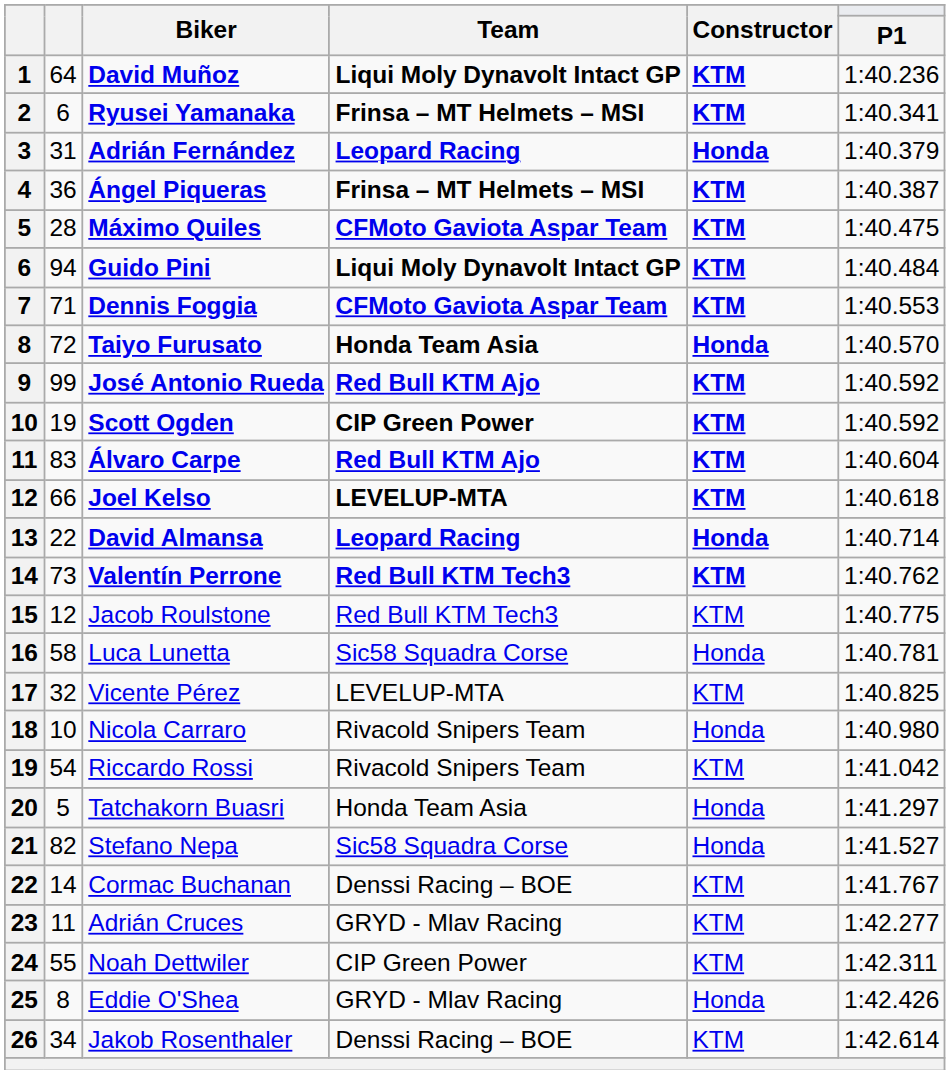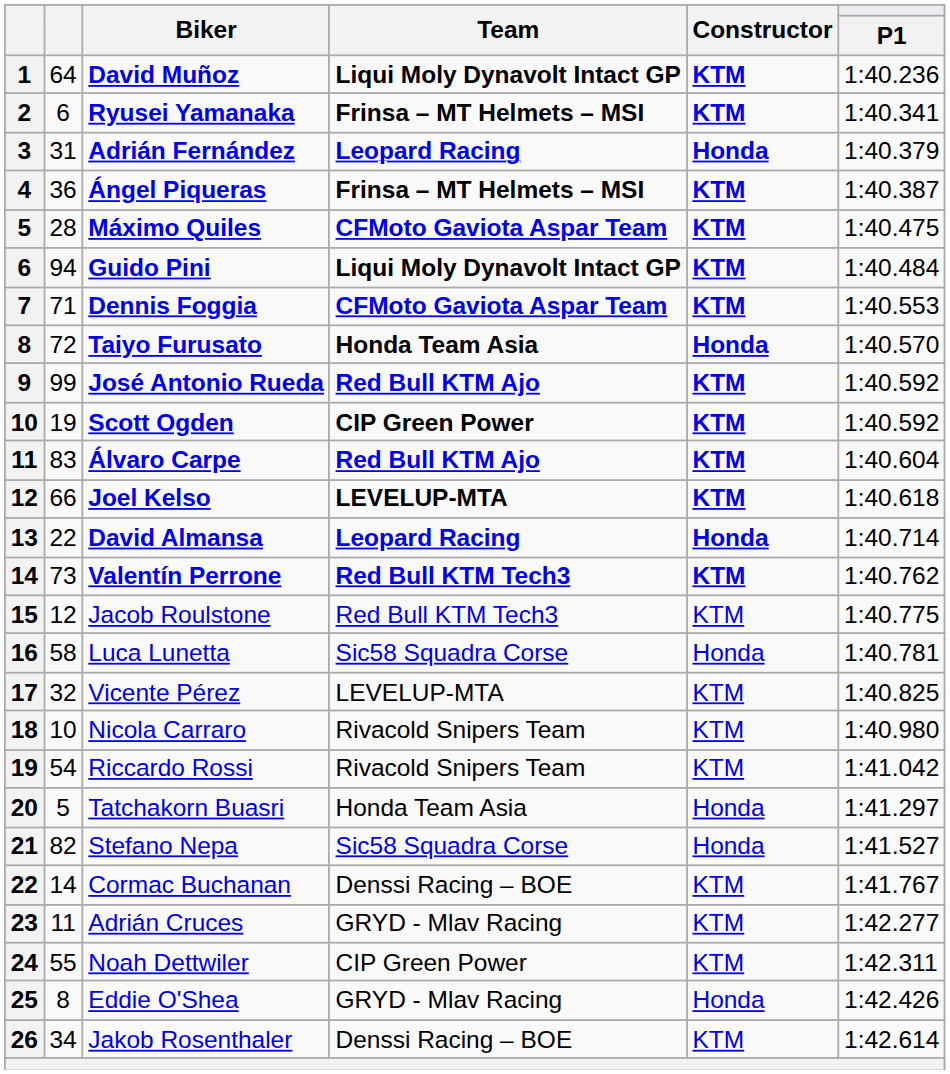(729, 730) Honda -> (718, 730) KTM
